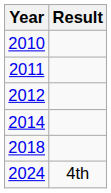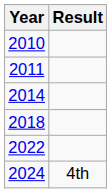- row: (27, 95)
+ row: (27, 148)
